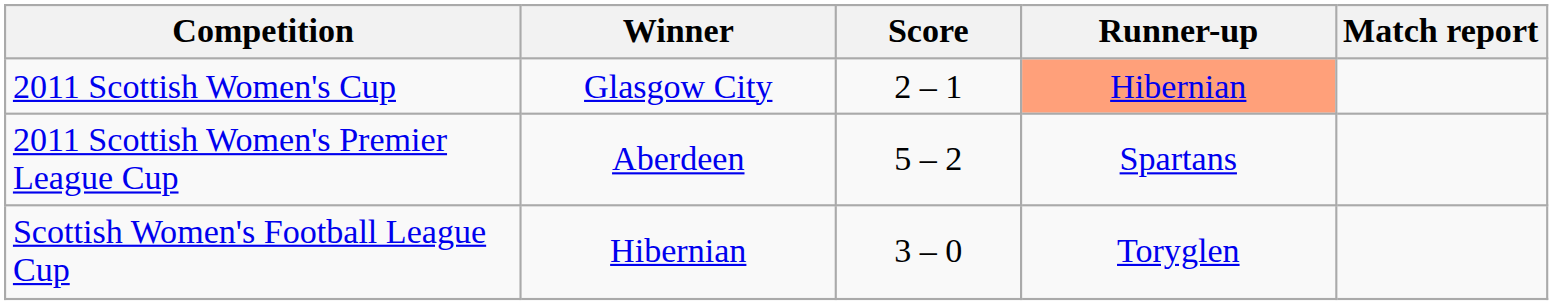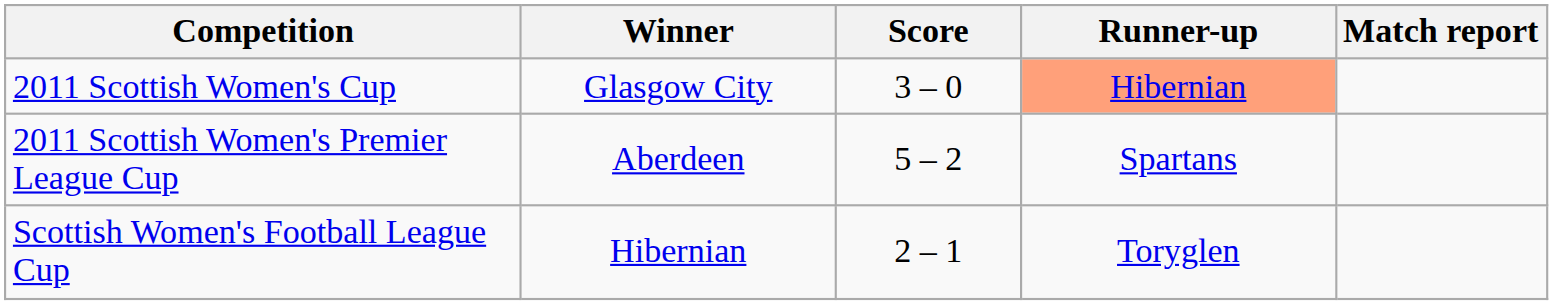(928, 85) 2 – 1 -> (928, 85) 3 – 0
(928, 251) 3 – 0 -> (928, 251) 2 – 1
